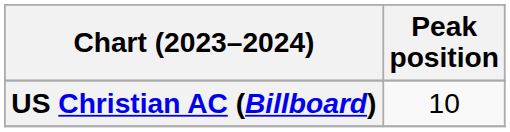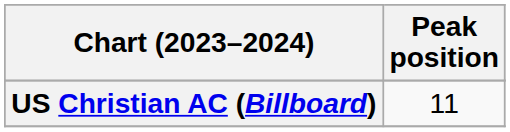(444, 103) 10 -> (444, 103) 11
